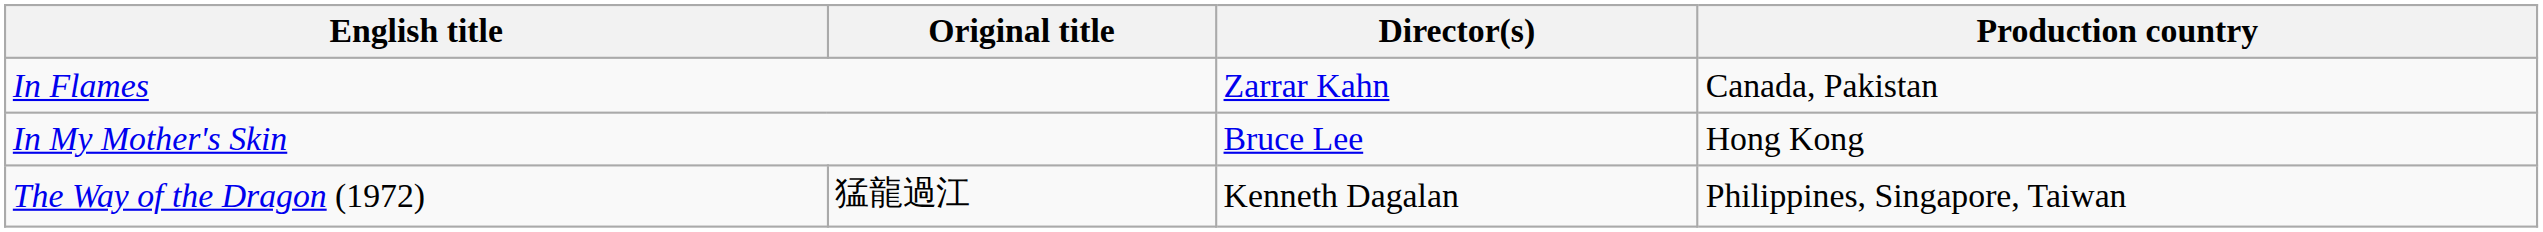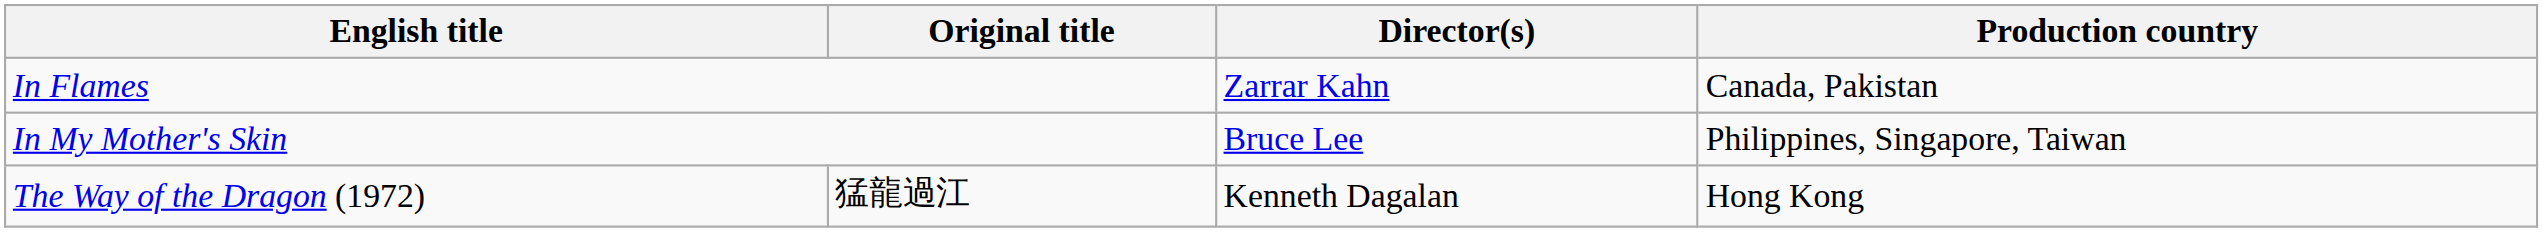(1785, 138) Hong Kong -> (1916, 138) Philippines, Singapore, Taiwan
(1916, 195) Philippines, Singapore, Taiwan -> (1785, 195) Hong Kong
